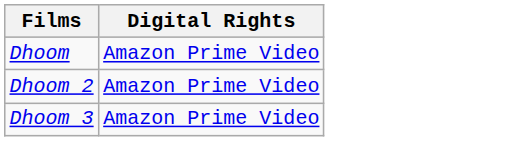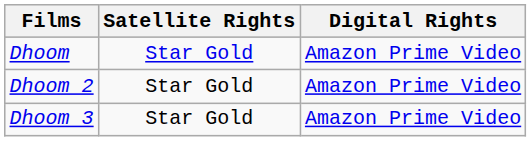+ column: (199, 21)
